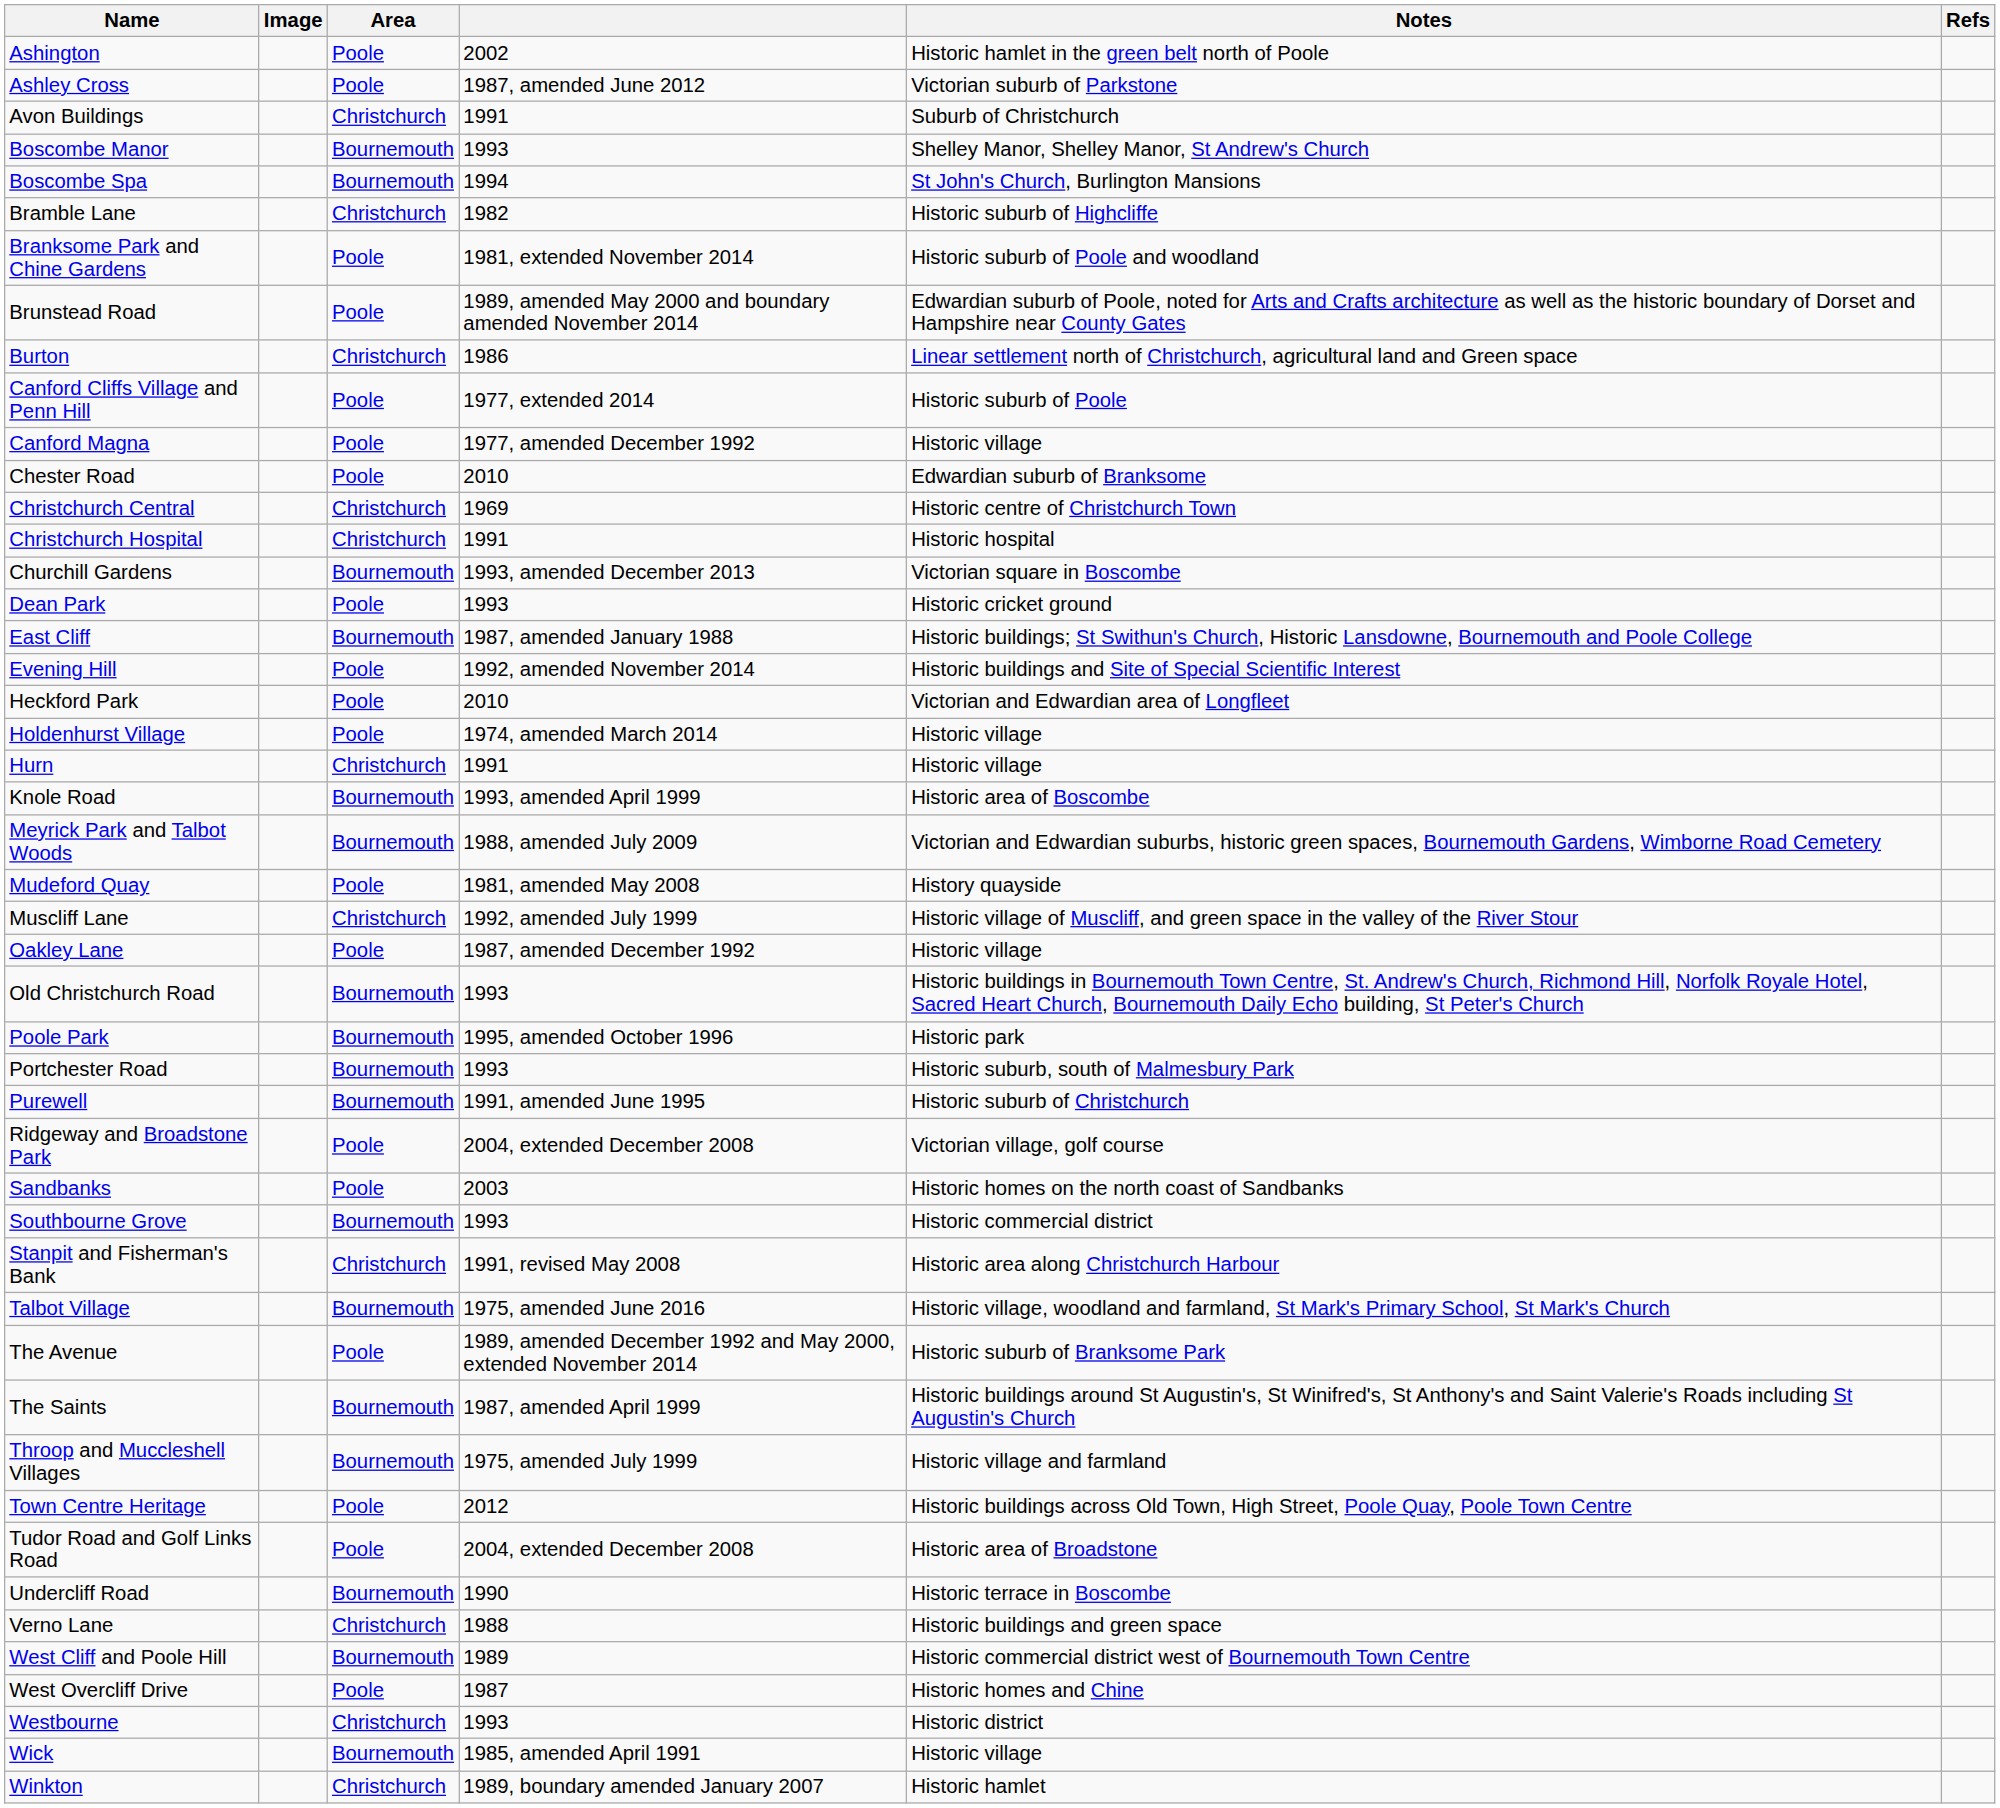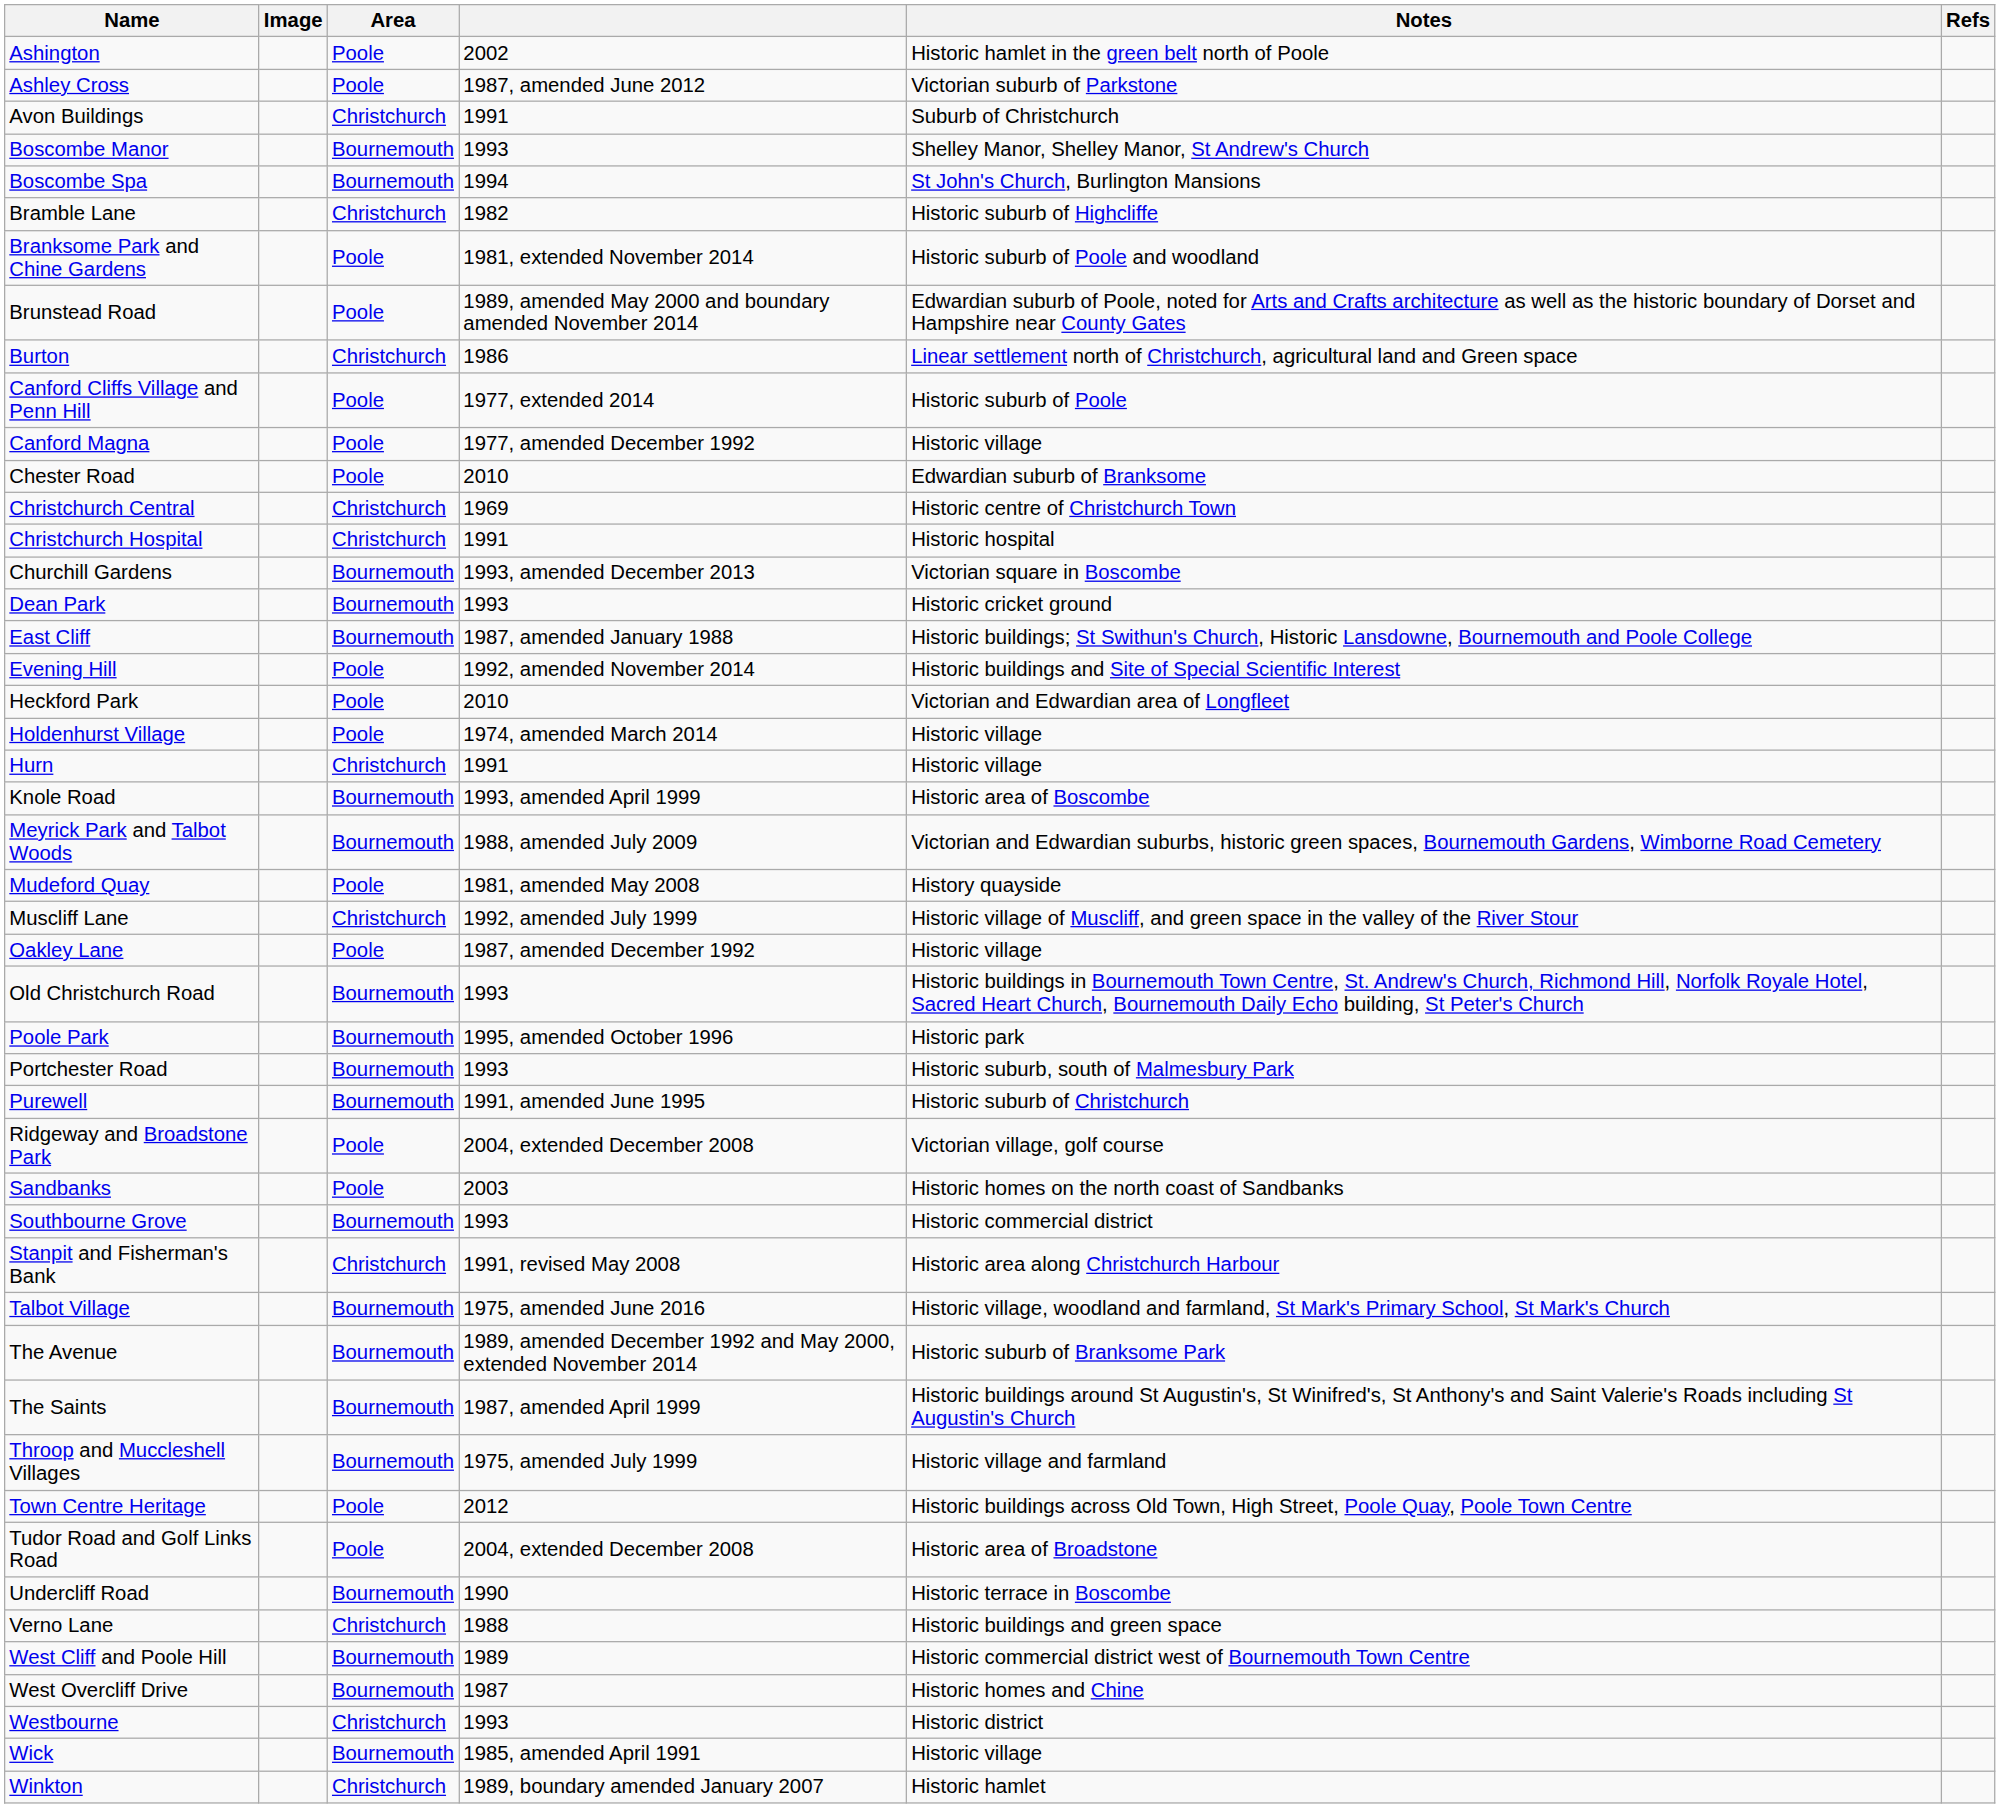(358, 604) Poole -> (393, 604) Bournemouth
(358, 1352) Poole -> (393, 1352) Bournemouth
(358, 1690) Poole -> (393, 1690) Bournemouth
